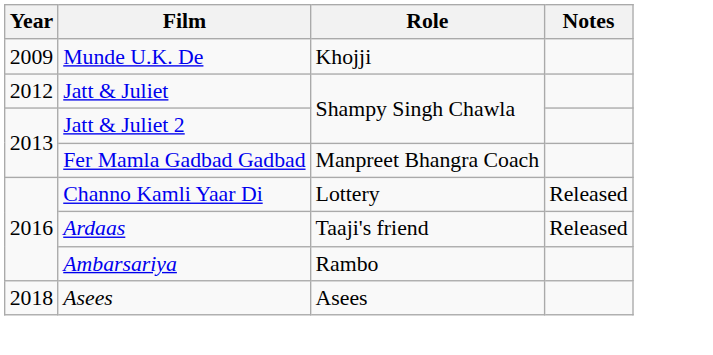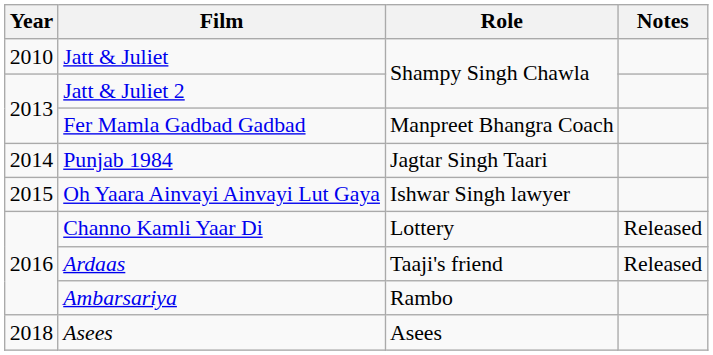- row: (133, 56)
(31, 90) 2012 -> (31, 56) 2010
+ row: (118, 159)
+ row: (222, 194)
